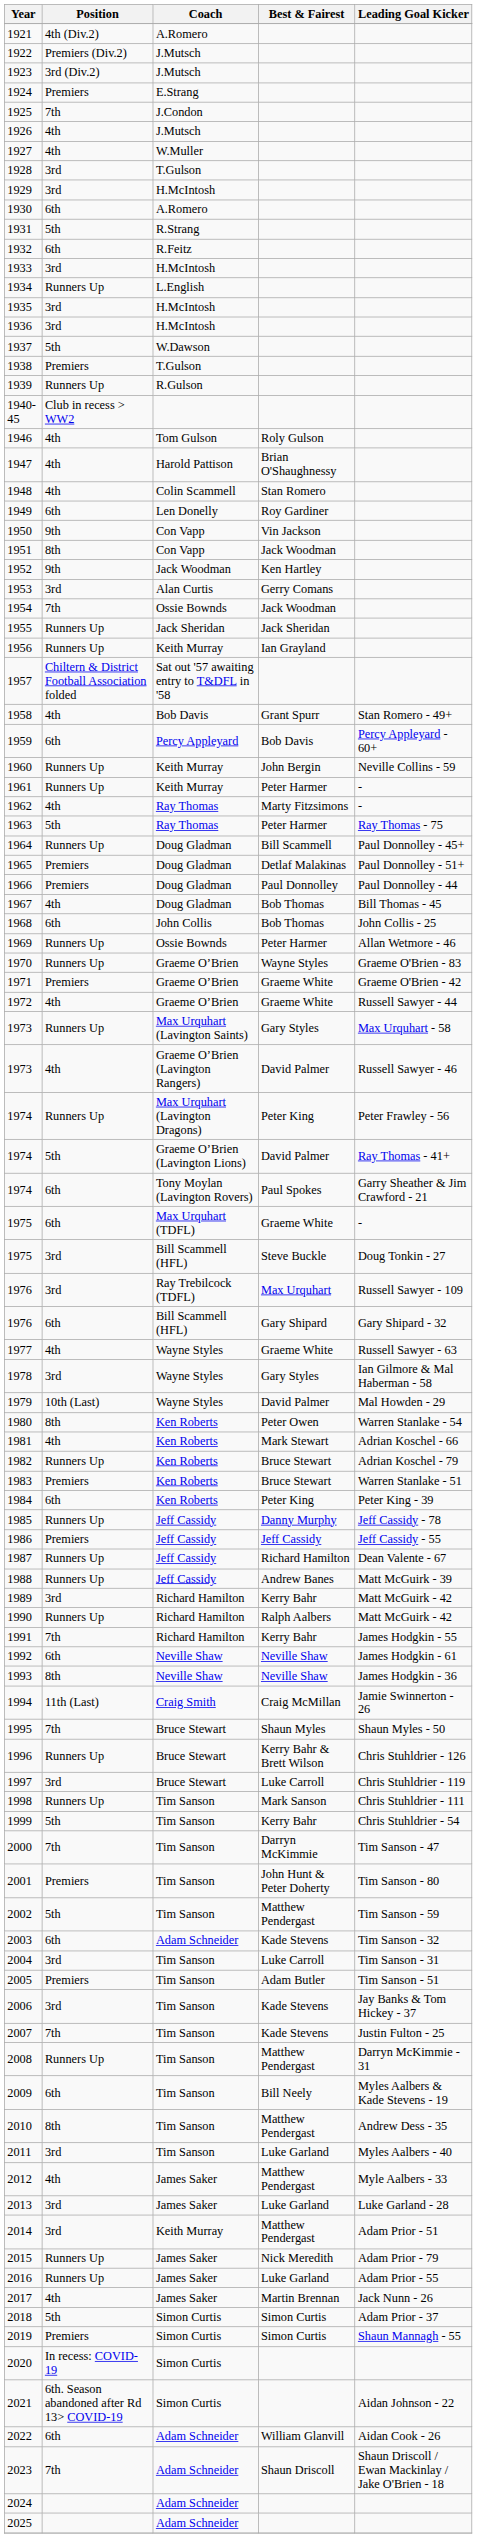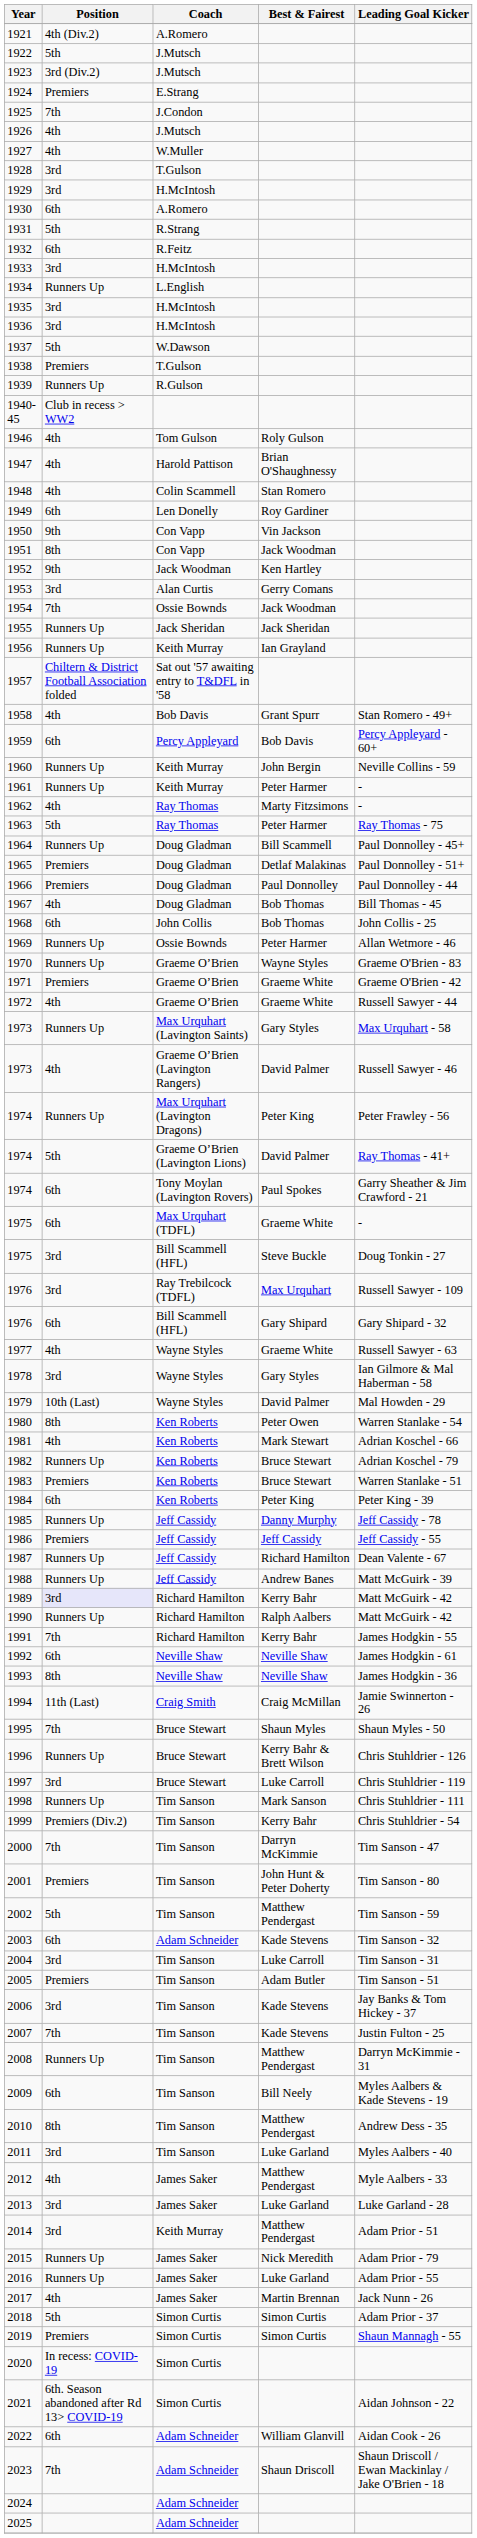(86, 53) Premiers (Div.2) -> (53, 53) 5th
(53, 1598) no background -> (53, 1598) lavender background
(53, 1821) 5th -> (86, 1821) Premiers (Div.2)
